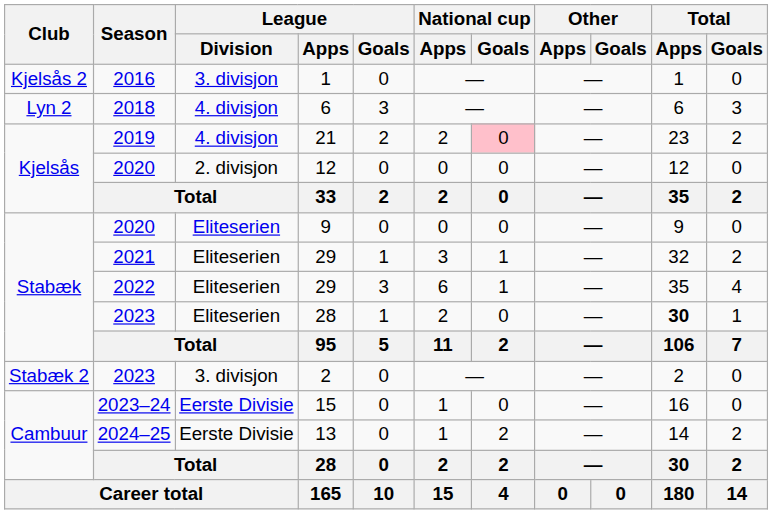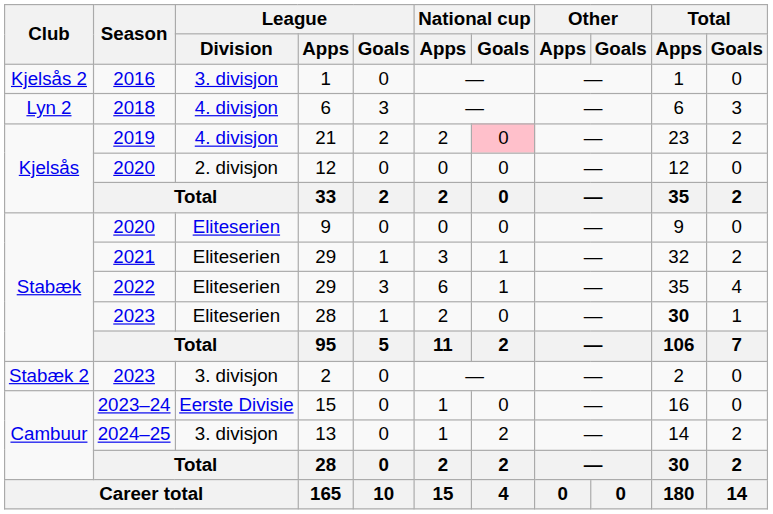(236, 434) Eerste Divisie -> (236, 434) 3. divisjon
